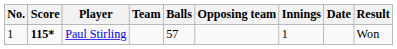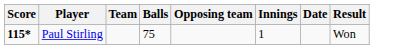- column: (16, 14)
(172, 34) 57 -> (149, 34) 75
